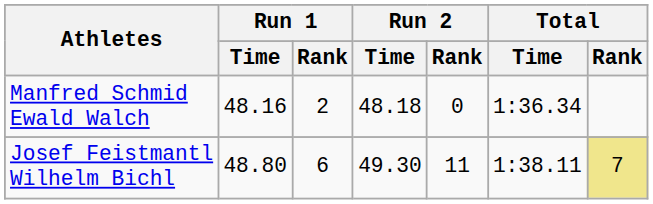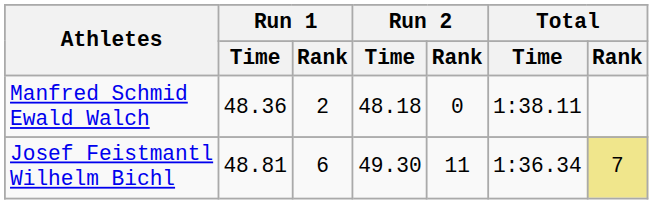(255, 106) 48.16 -> (255, 106) 48.36
(537, 106) 1:36.34 -> (537, 106) 1:38.11
(255, 167) 48.80 -> (255, 167) 48.81
(537, 167) 1:38.11 -> (537, 167) 1:36.34
